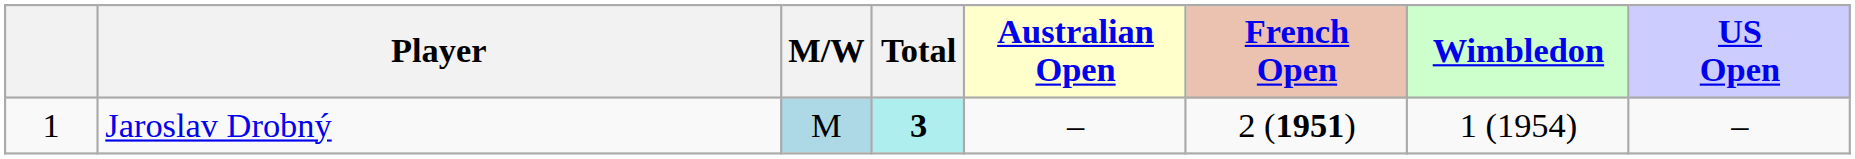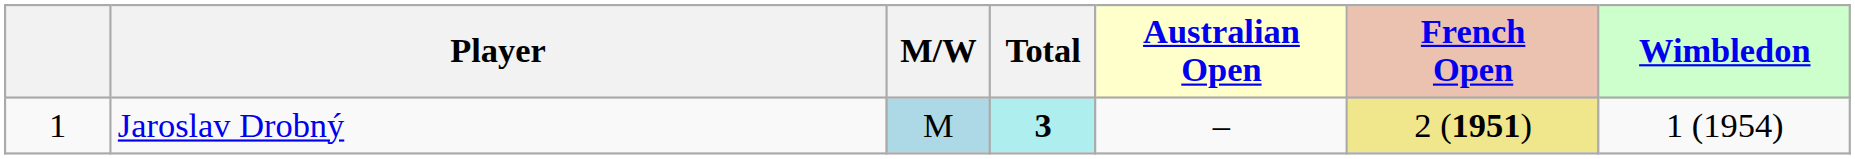- column: (1740, 51)
(1297, 125) no background -> (1473, 125) khaki background
